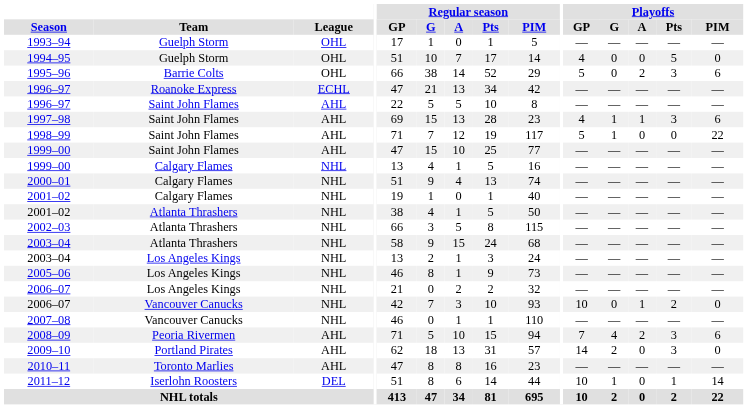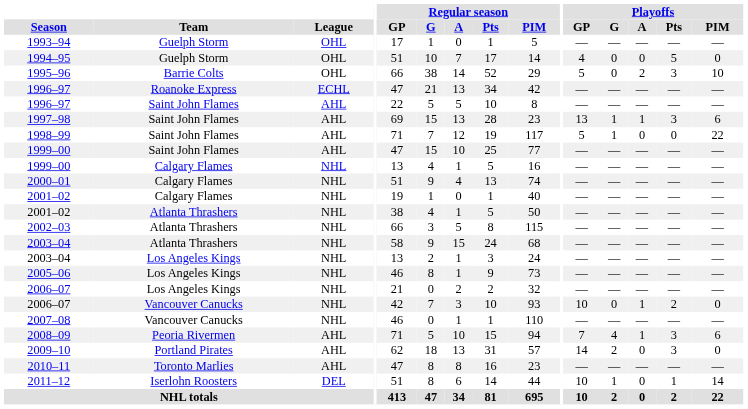(718, 73) 6 -> (718, 73) 10
(582, 119) 4 -> (582, 119) 13
(642, 335) 2 -> (642, 335) 1
